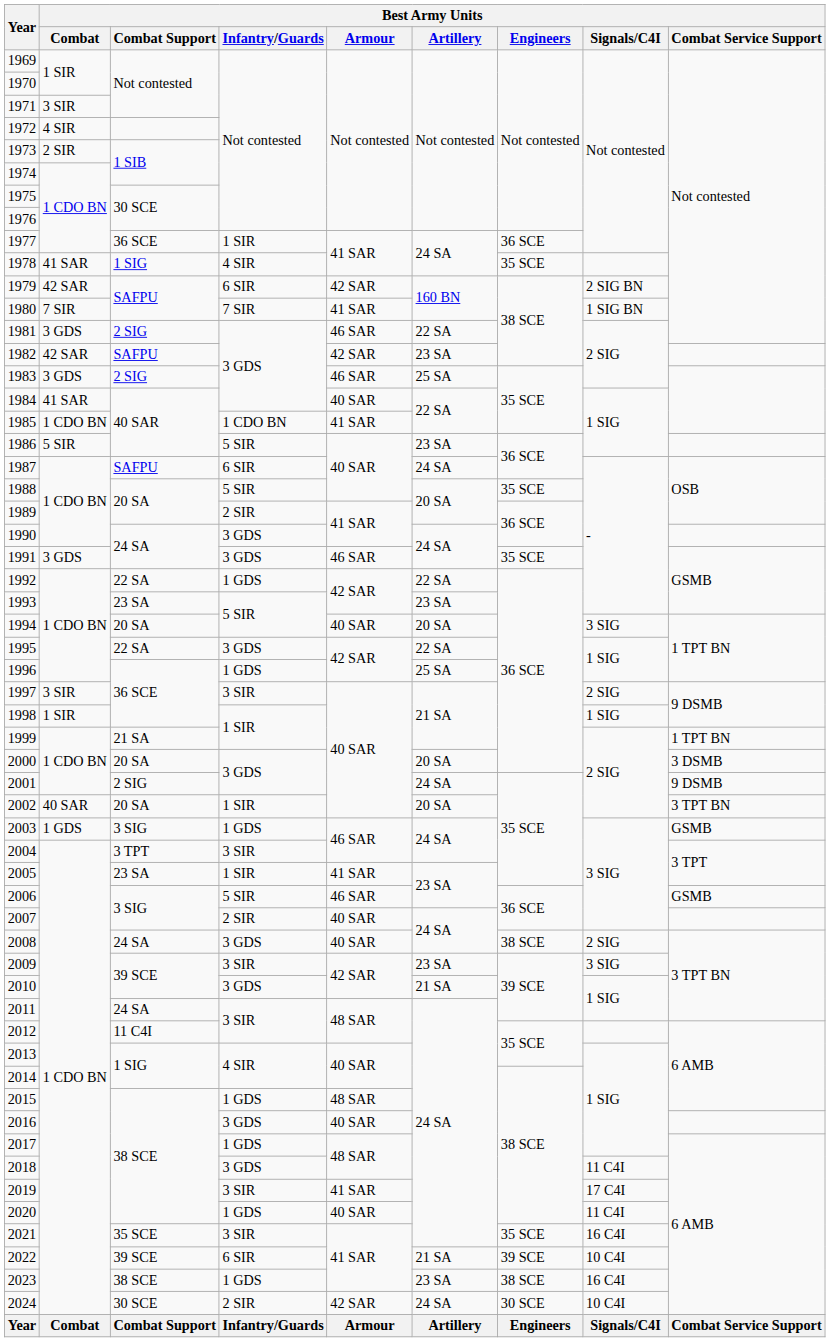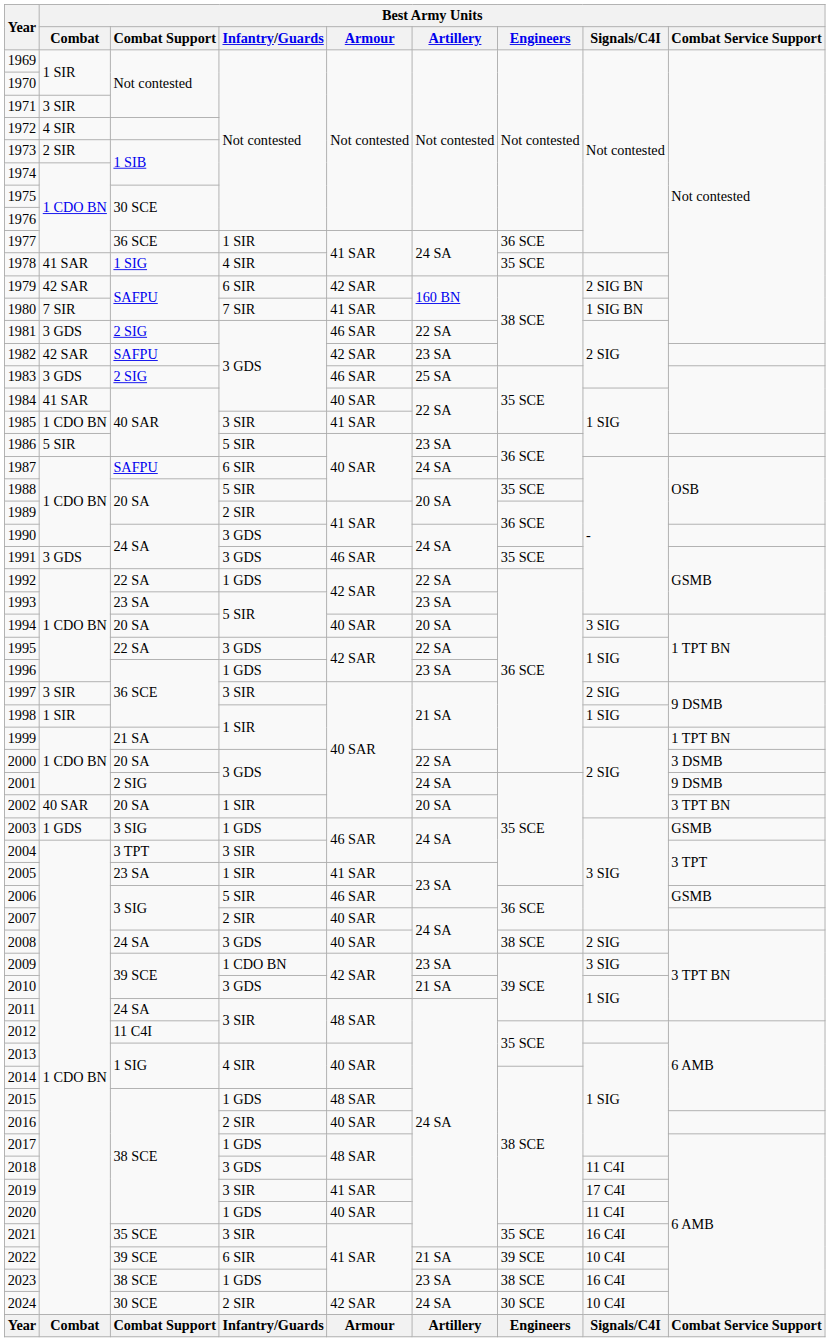(255, 422) 1 CDO BN -> (239, 422) 3 SIR
(434, 670) 25 SA -> (434, 670) 23 SA
(434, 761) 20 SA -> (434, 761) 22 SA
(239, 964) 3 SIR -> (255, 964) 1 CDO BN
(242, 1122) 3 GDS -> (239, 1122) 2 SIR
